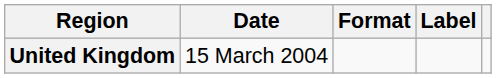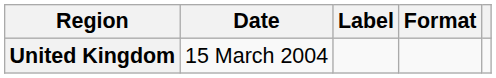columns swapped: (449, 21) <-> (374, 21)
